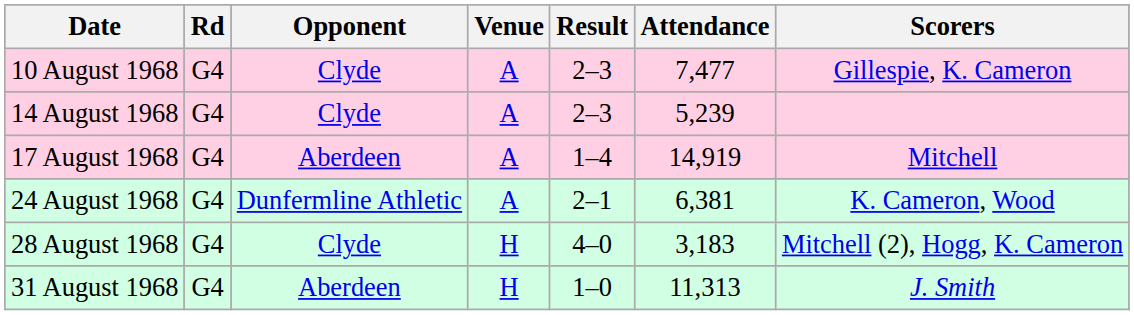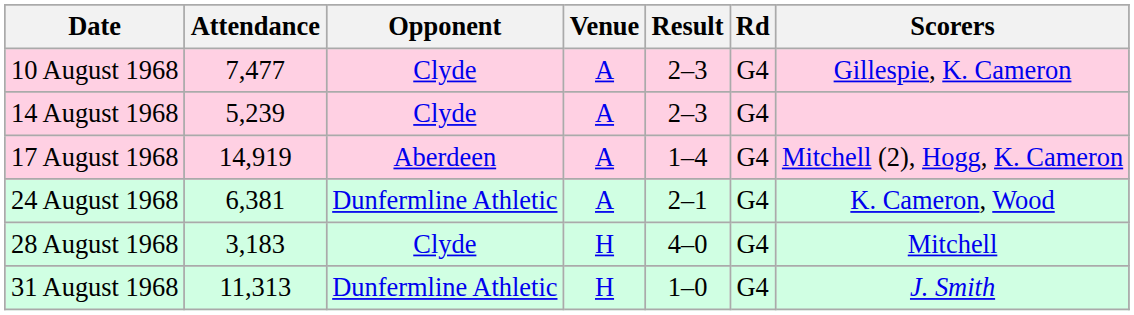columns swapped: (208, 26) <-> (705, 26)
(953, 157) Mitchell -> (953, 157) Mitchell (2), Hogg, K. Cameron
(953, 244) Mitchell (2), Hogg, K. Cameron -> (953, 244) Mitchell
(349, 288) Aberdeen -> (445, 288) Dunfermline Athletic
